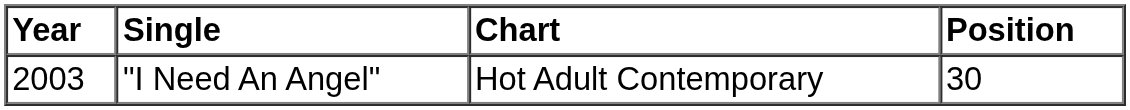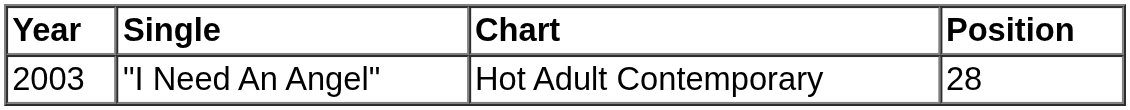(964, 78) 30 -> (964, 78) 28
